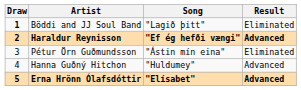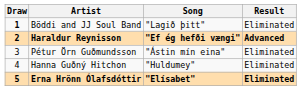(264, 65) Advanced -> (269, 65) Eliminated
(264, 79) Advanced -> (269, 79) Eliminated
